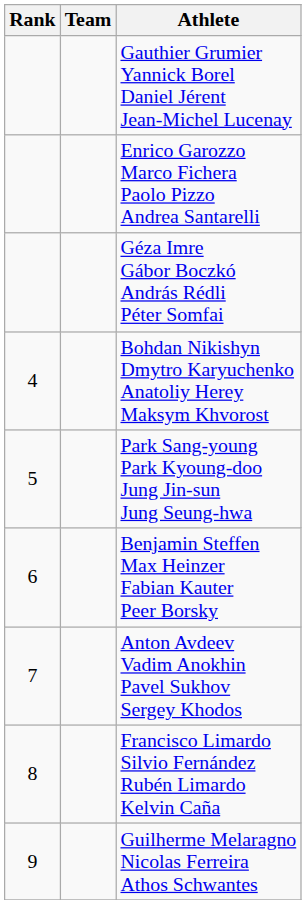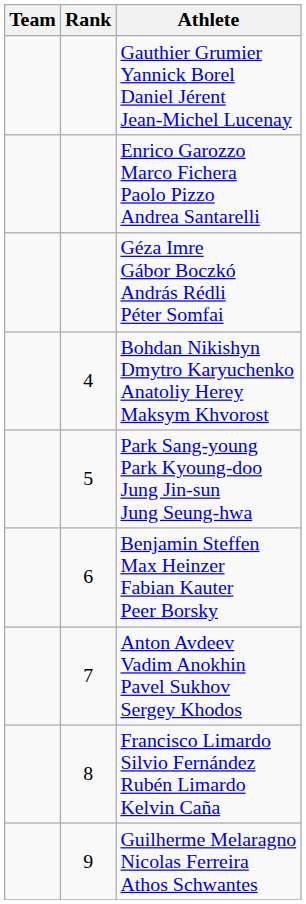columns swapped: (32, 20) <-> (88, 20)
